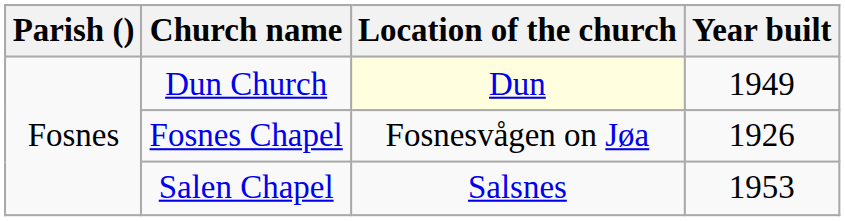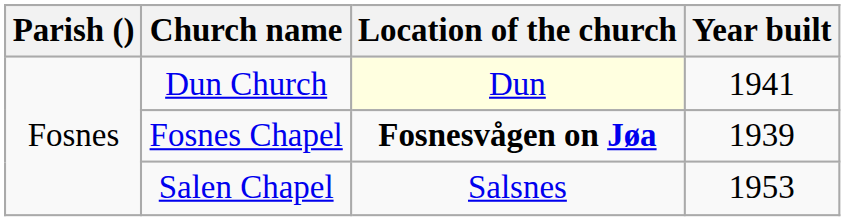(762, 82) 1949 -> (762, 82) 1941
(517, 135) normal -> (517, 135) bold
(762, 135) 1926 -> (762, 135) 1939
